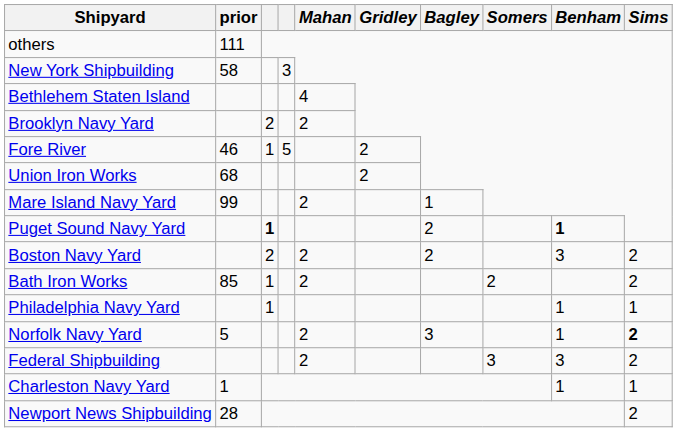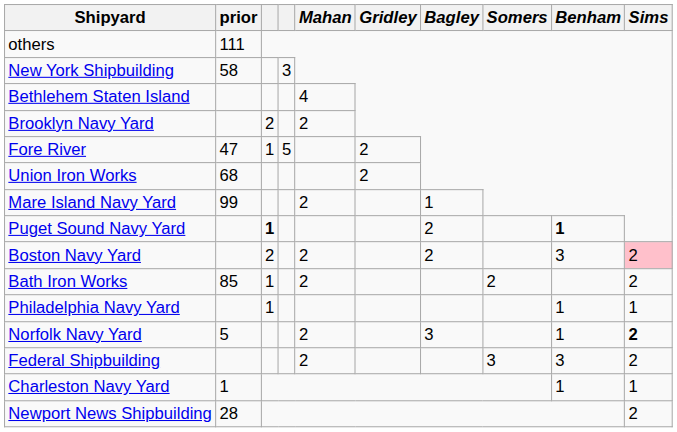(229, 149) 46 -> (229, 149) 47
(633, 255) no background -> (633, 255) pink background
